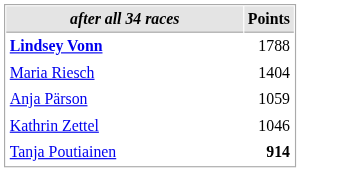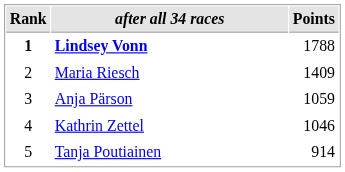+ column: (28, 18)
(274, 72) 1404 -> (319, 72) 1409
(278, 152) bold -> (323, 152) normal
